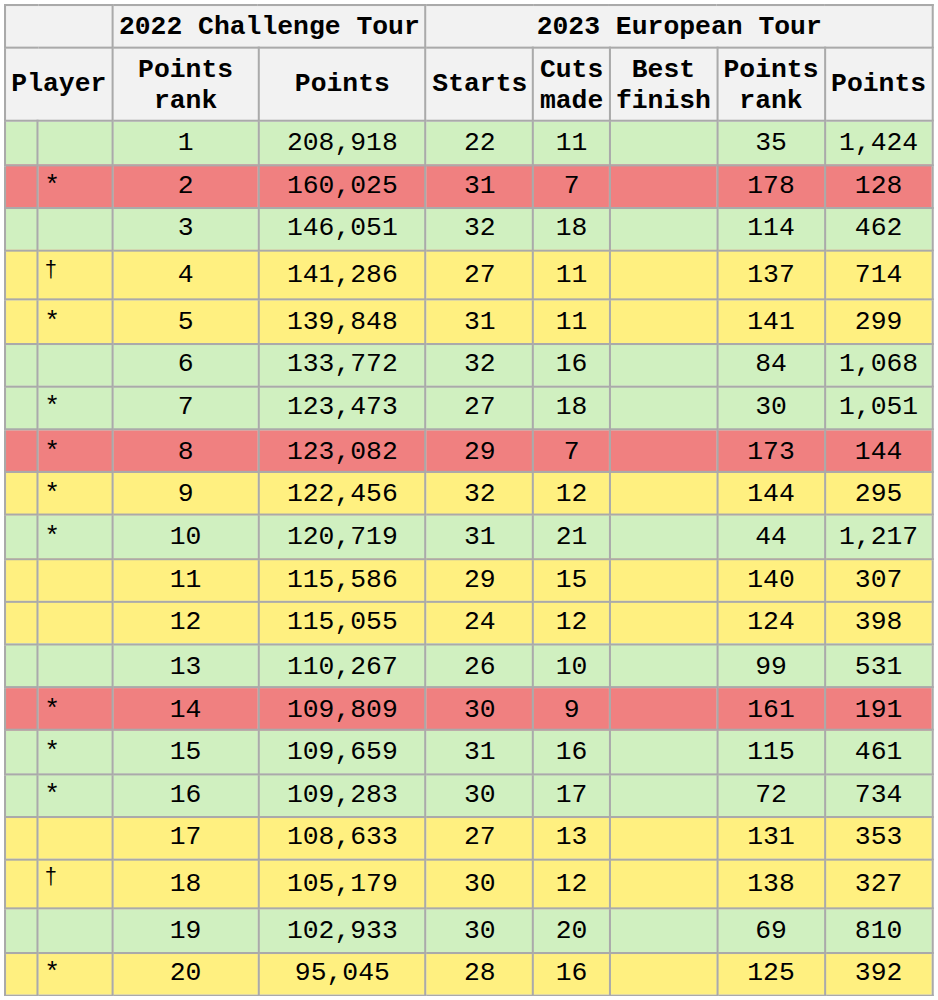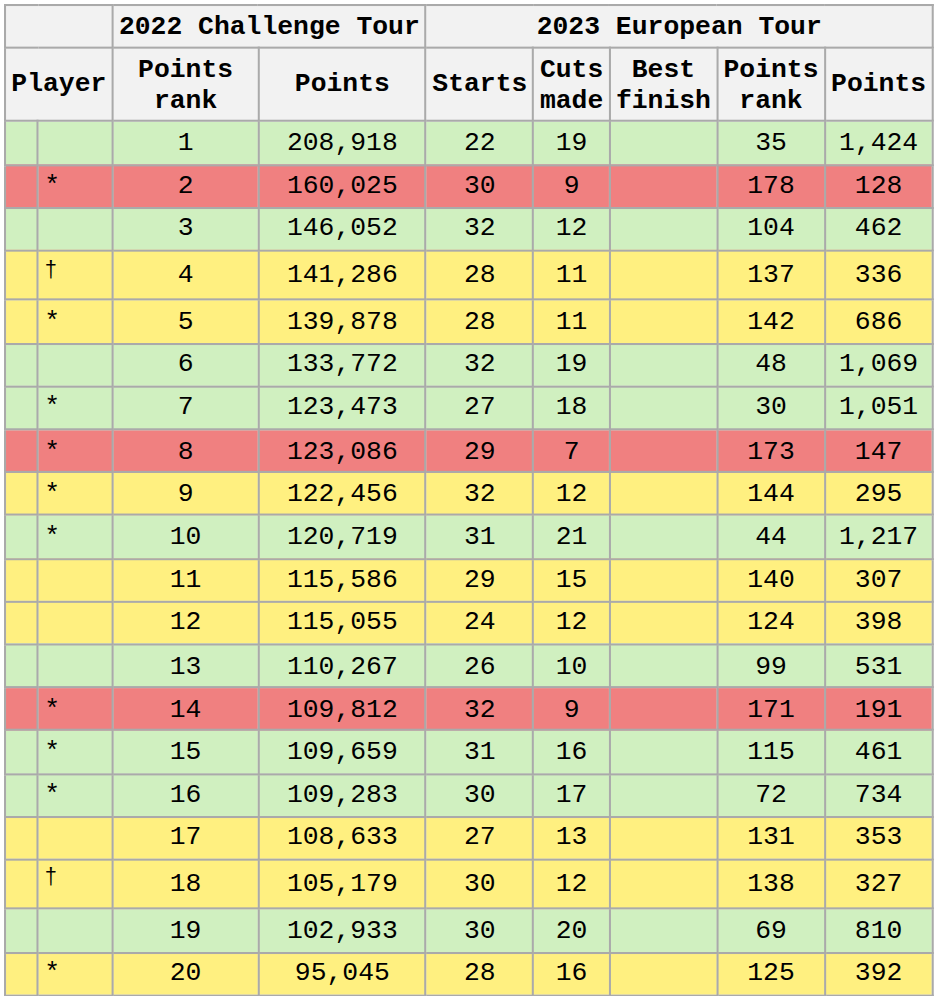(572, 143) 11 -> (572, 143) 19
(480, 186) 31 -> (480, 186) 30
(572, 186) 7 -> (572, 186) 9
(342, 229) 146,051 -> (342, 229) 146,052
(572, 229) 18 -> (572, 229) 12
(771, 229) 114 -> (771, 229) 104
(480, 275) 27 -> (480, 275) 28
(879, 275) 714 -> (879, 275) 336
(342, 322) 139,848 -> (342, 322) 139,878
(480, 322) 31 -> (480, 322) 28
(771, 322) 141 -> (771, 322) 142
(879, 322) 299 -> (879, 322) 686
(572, 365) 16 -> (572, 365) 19
(771, 365) 84 -> (771, 365) 48
(879, 365) 1,068 -> (879, 365) 1,069
(342, 451) 123,082 -> (342, 451) 123,086
(879, 451) 144 -> (879, 451) 147
(342, 709) 109,809 -> (342, 709) 109,812
(480, 709) 30 -> (480, 709) 32
(771, 709) 161 -> (771, 709) 171
